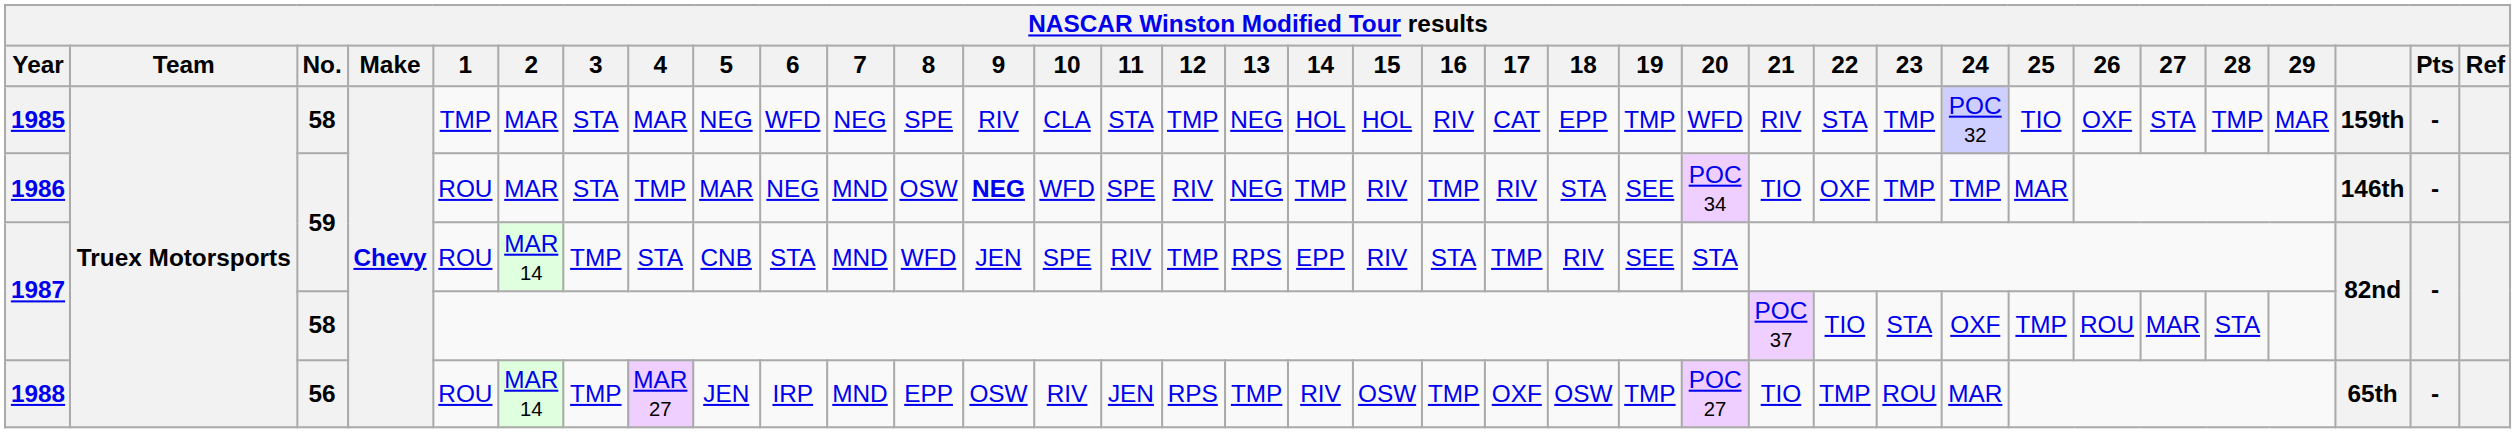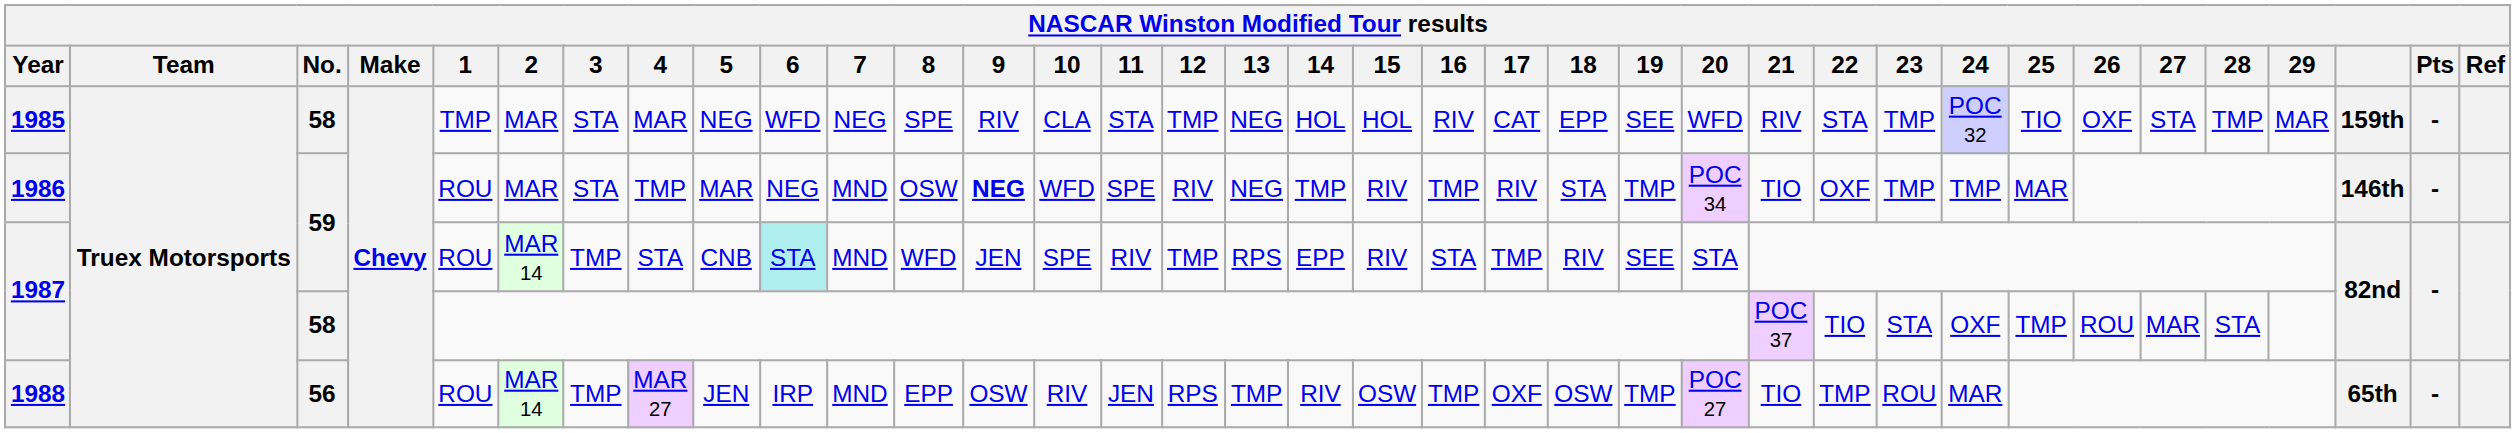(1650, 120) TMP -> (1650, 120) SEE
(1650, 188) SEE -> (1650, 188) TMP
(793, 257) no background -> (793, 257) paleturquoise background
